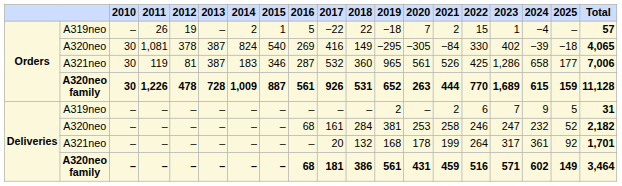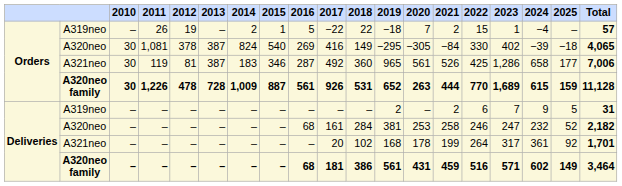(334, 64) 532 -> (334, 64) 492
(363, 144) 132 -> (363, 144) 102
